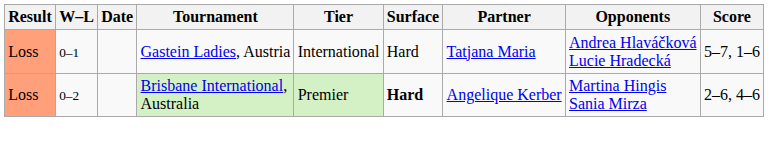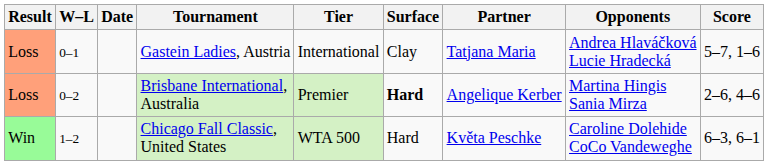(403, 51) Hard -> (402, 51) Clay
+ row: (209, 138)
